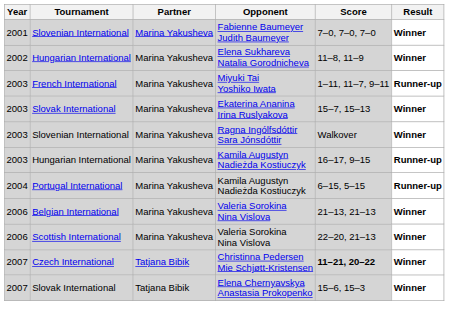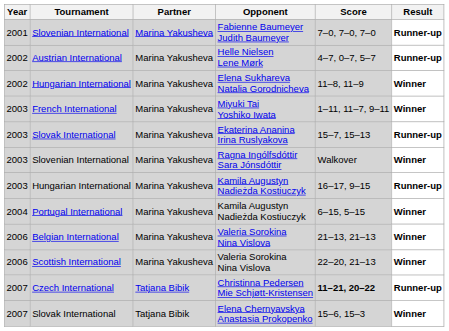(410, 33) Winner -> (418, 33) Runner-up
+ row: (77, 58)
(418, 84) Runner-up -> (410, 109) Winner
(410, 109) Winner -> (418, 135) Runner-up
(418, 186) Runner-up -> (410, 212) Winner
(410, 263) Winner -> (418, 288) Runner-up
